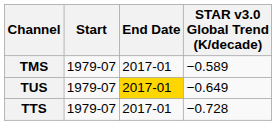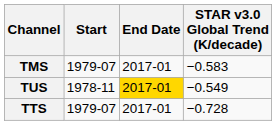(207, 66) −0.589 -> (207, 66) −0.583
(91, 88) 1979-07 -> (91, 88) 1978-11
(207, 88) −0.649 -> (207, 88) −0.549
